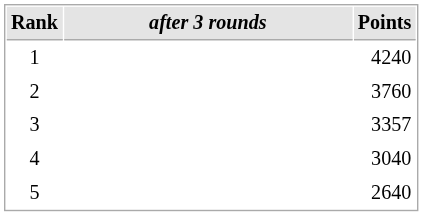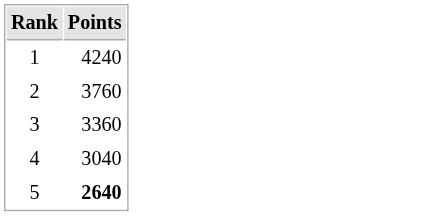- column: (208, 22)
(391, 124) 3357 -> (101, 124) 3360
(391, 192) normal -> (101, 192) bold
